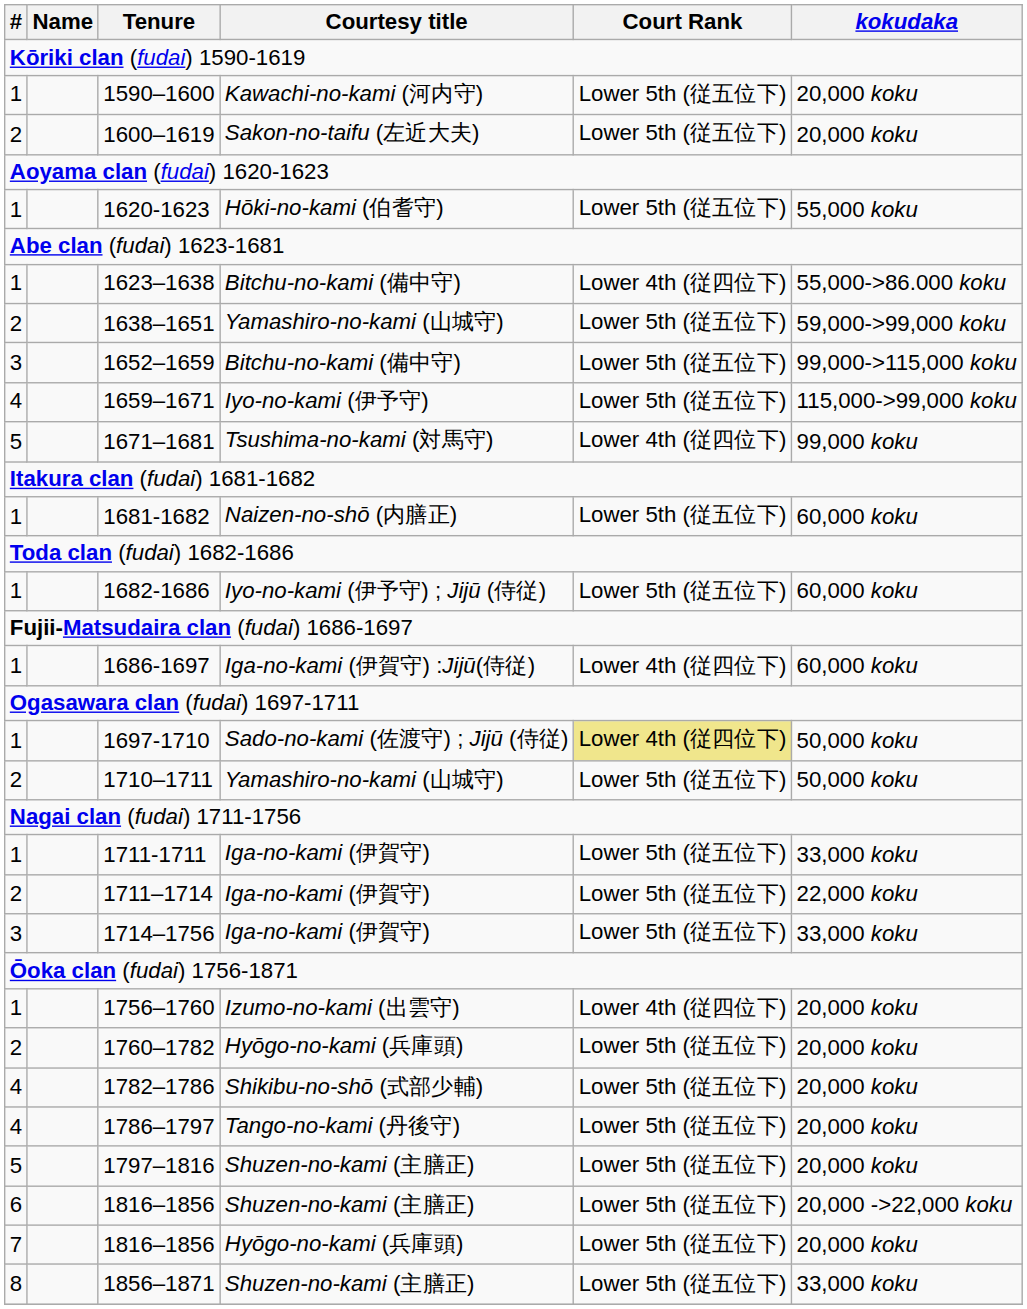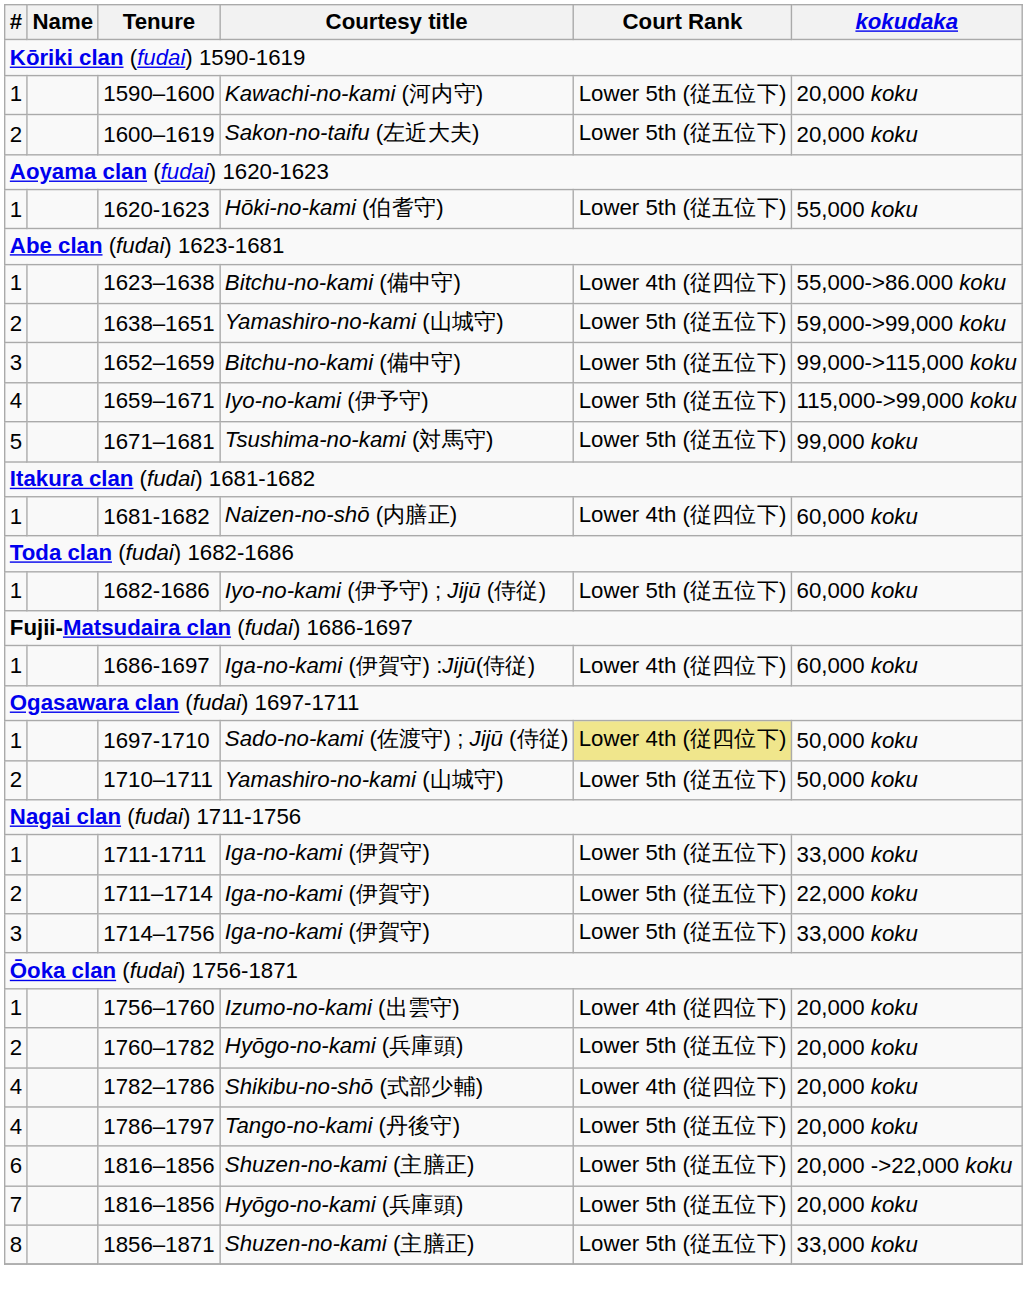(682, 440) Lower 4th (従四位下) -> (682, 440) Lower 5th (従五位下)
(682, 515) Lower 5th (従五位下) -> (682, 515) Lower 4th (従四位下)
(682, 1086) Lower 5th (従五位下) -> (682, 1086) Lower 4th (従四位下)
- row: (159, 1165)
